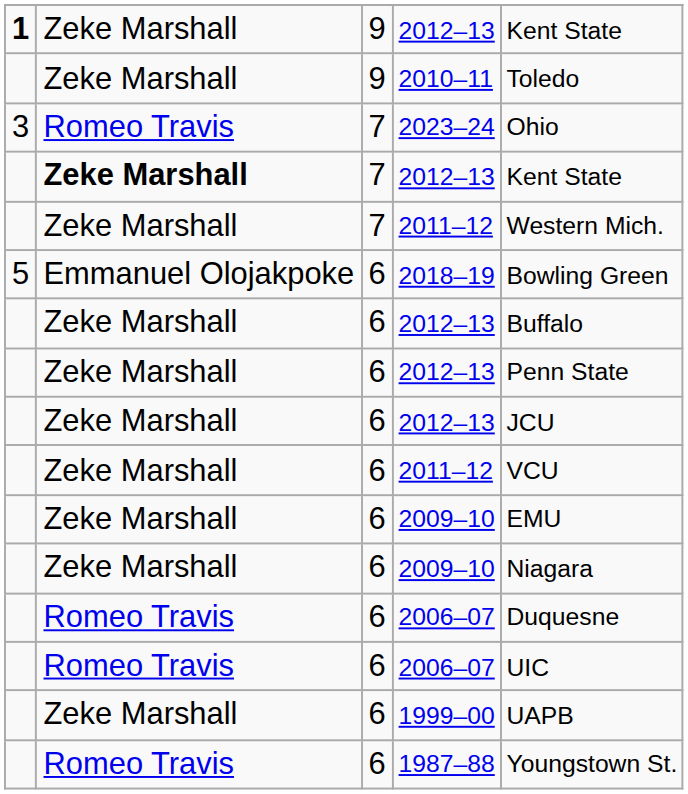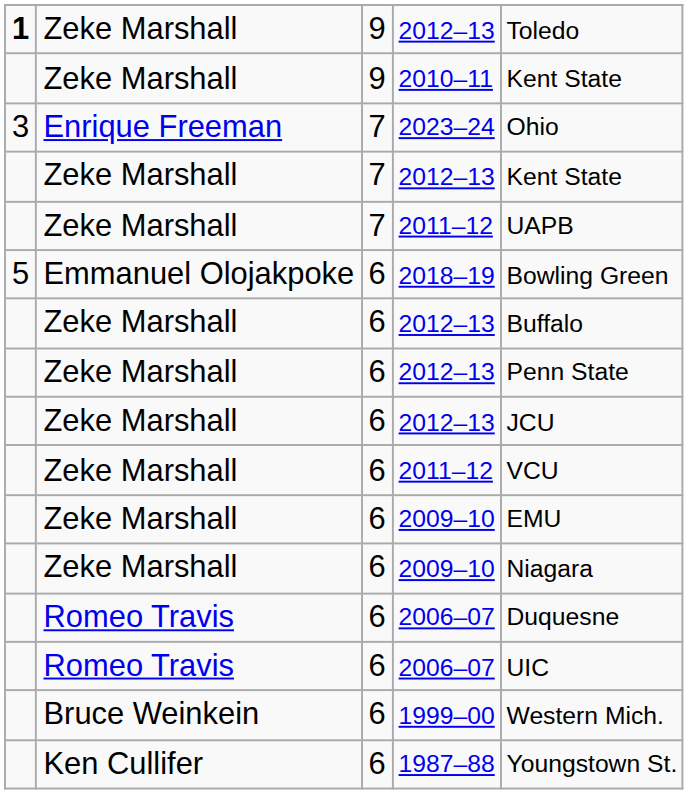(564, 29) Kent State -> (543, 29) Toledo
(543, 78) Toledo -> (564, 78) Kent State
(139, 126) Romeo Travis -> (163, 126) Enrique Freeman
(146, 175) bold -> (140, 175) normal
(585, 225) Western Mich. -> (540, 225) UAPB
(140, 714) Zeke Marshall -> (151, 714) Bruce Weinkein
(540, 715) UAPB -> (585, 715) Western Mich.
(139, 763) Romeo Travis -> (123, 763) Ken Cullifer
